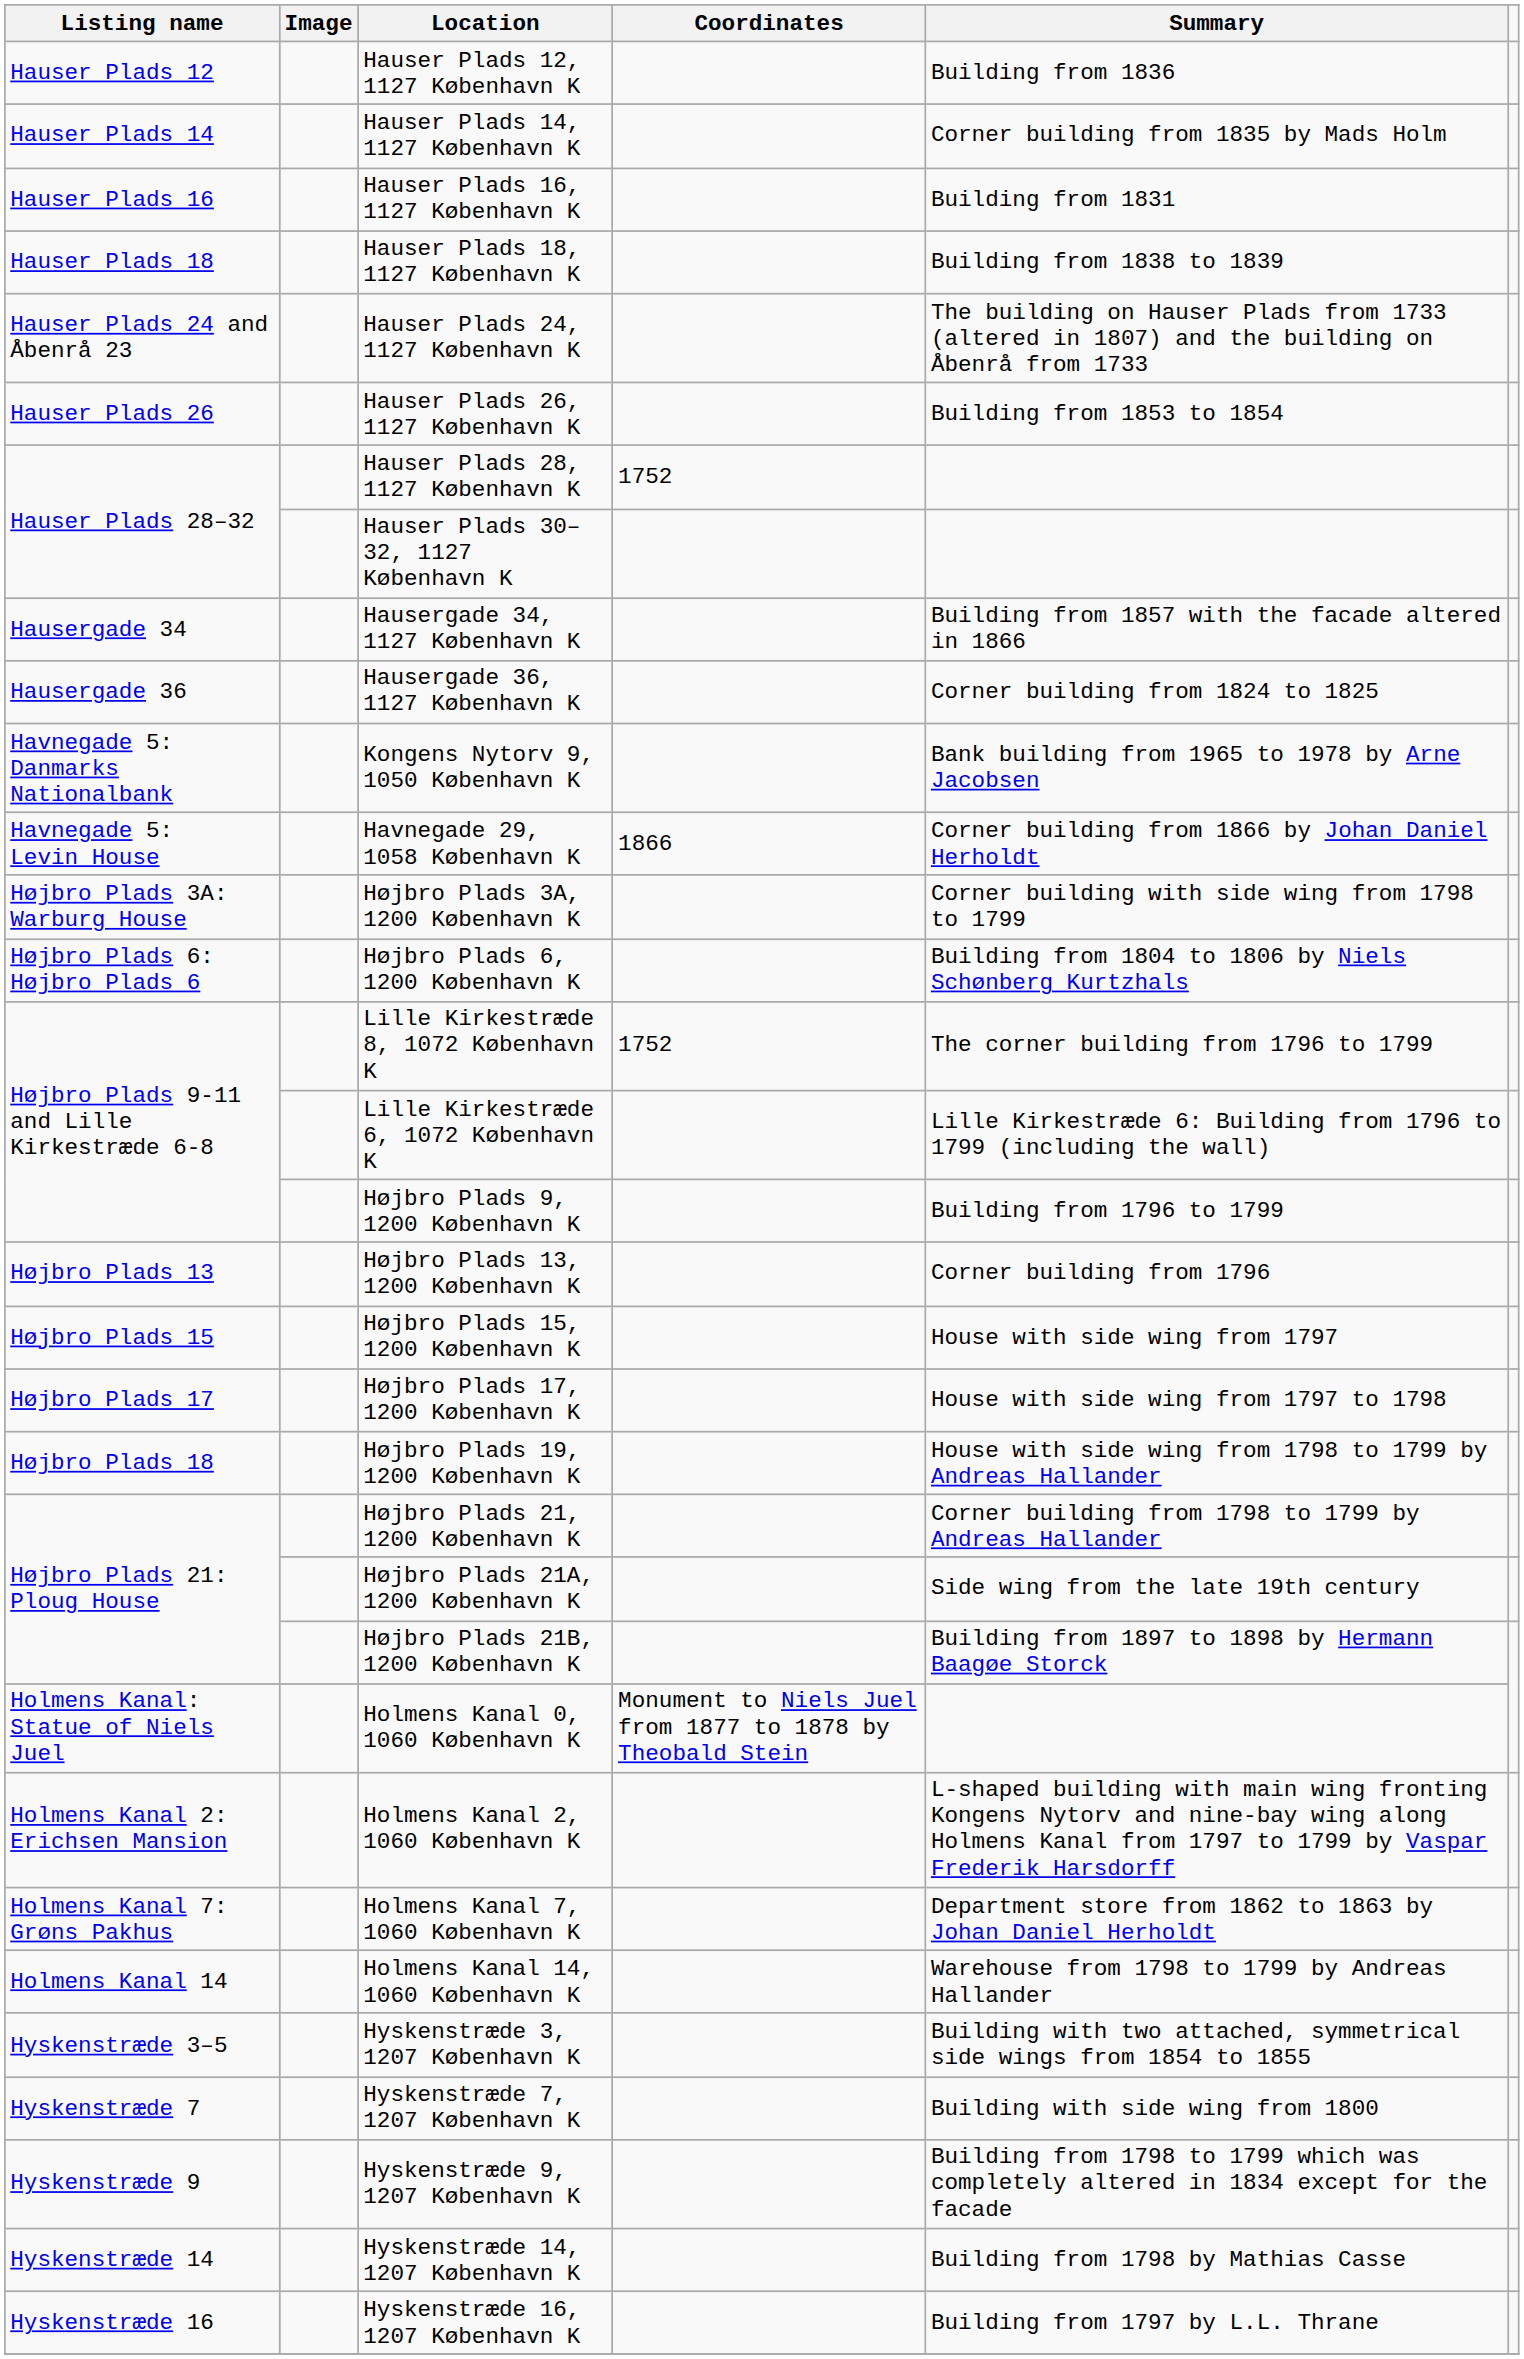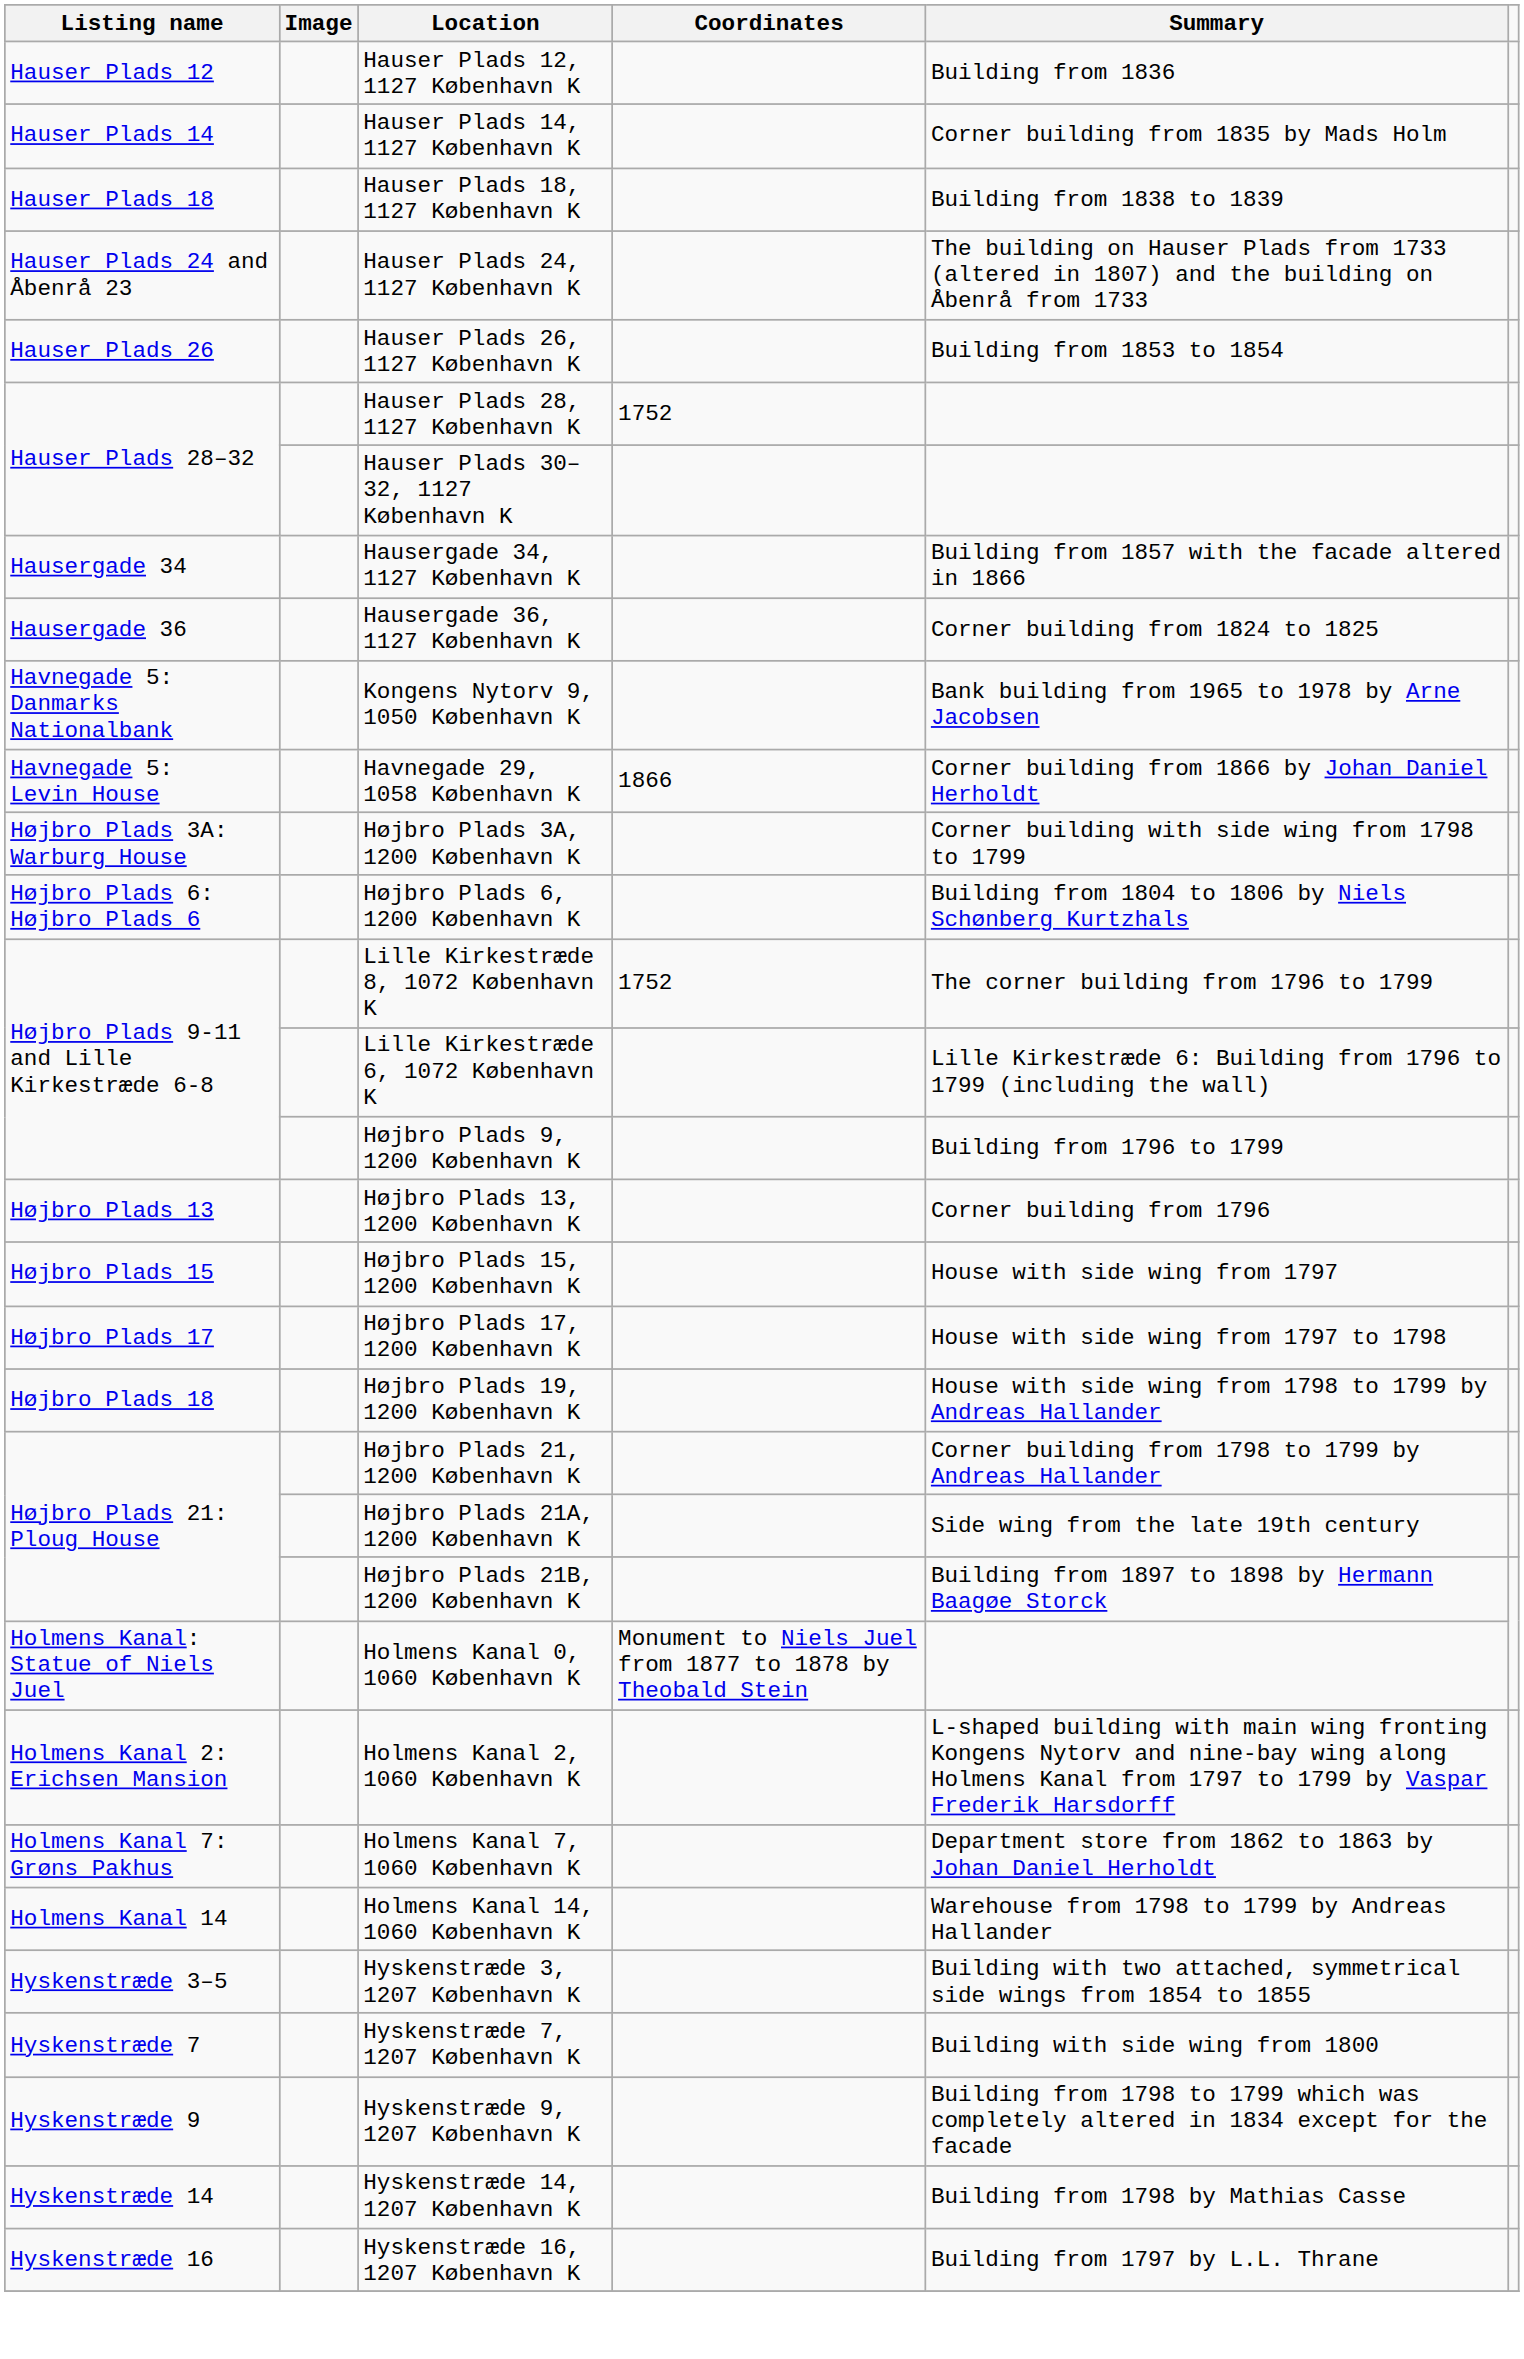- row: (472, 199)
